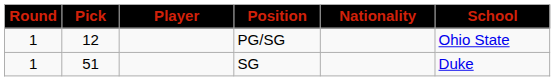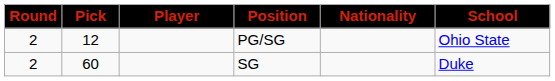(33, 40) 1 -> (33, 40) 2
(33, 64) 1 -> (33, 64) 2
(91, 64) 51 -> (91, 64) 60
